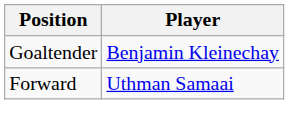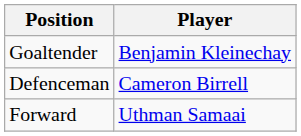+ row: (59, 83)
